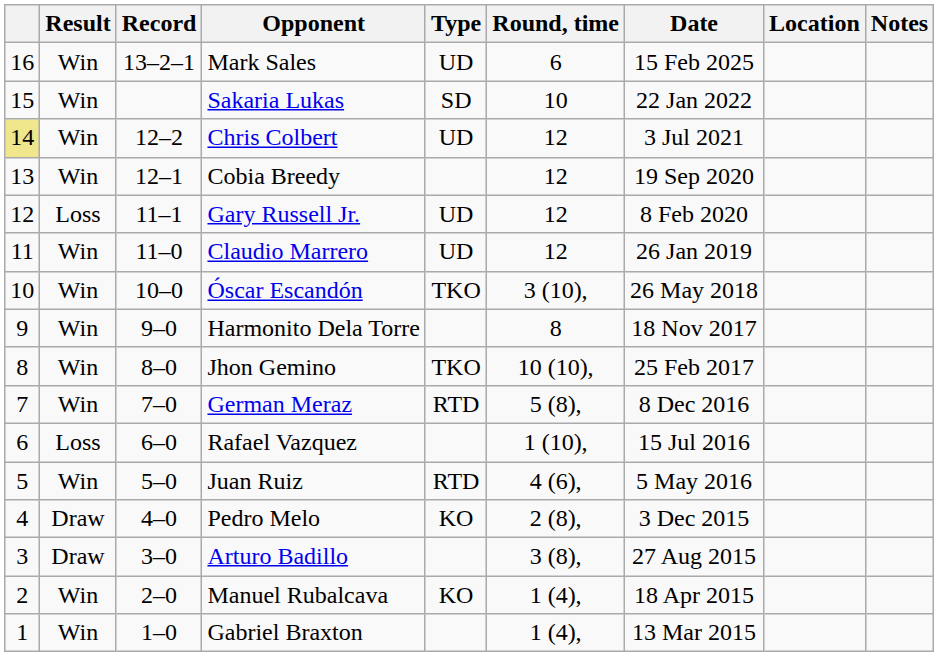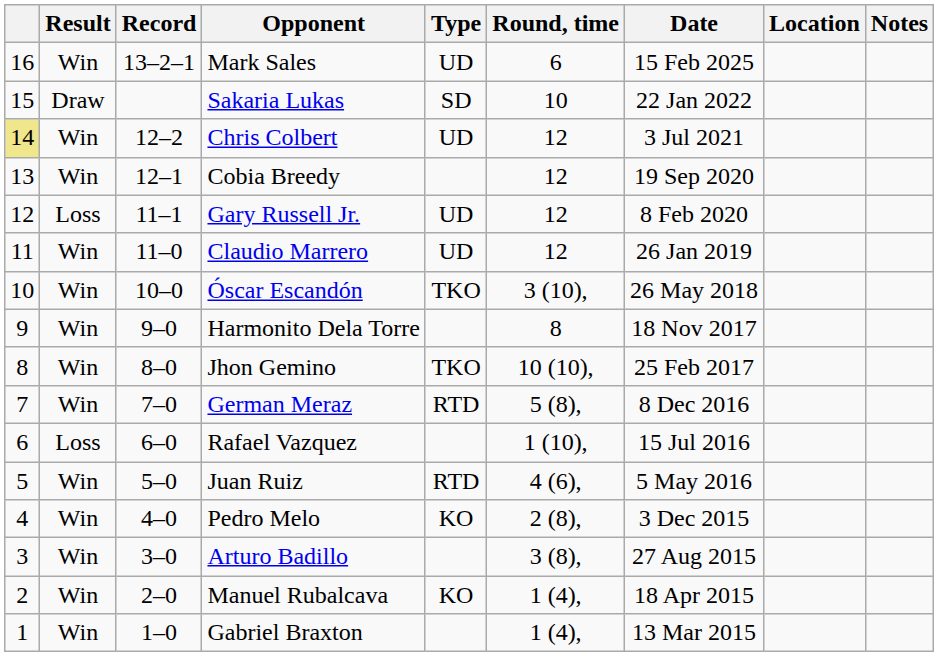(78, 99) Win -> (78, 99) Draw
(78, 518) Draw -> (78, 518) Win
(78, 556) Draw -> (78, 556) Win
